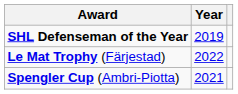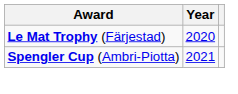- row: (98, 36)
(209, 57) 2022 -> (200, 36) 2020
